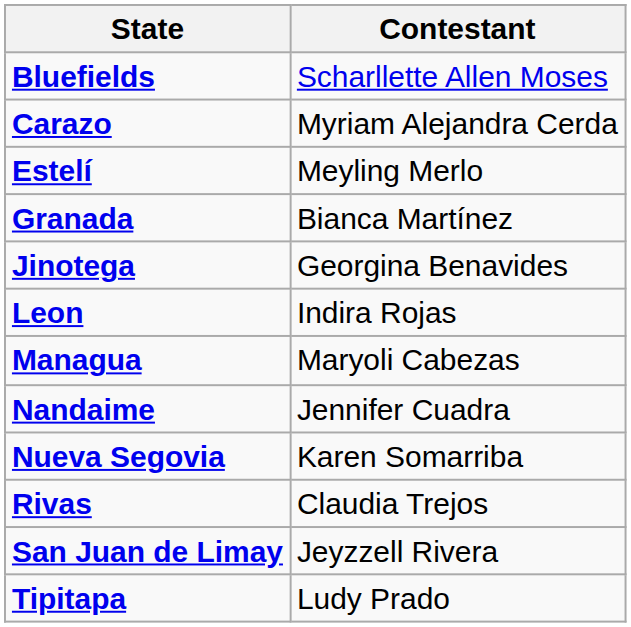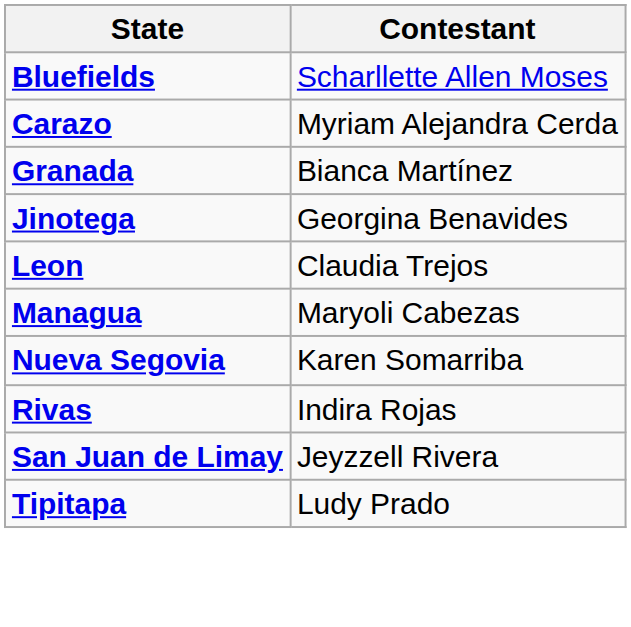- row: (52, 171)
(377, 313) Indira Rojas -> (393, 266) Claudia Trejos
- row: (83, 408)
(393, 503) Claudia Trejos -> (377, 408) Indira Rojas
